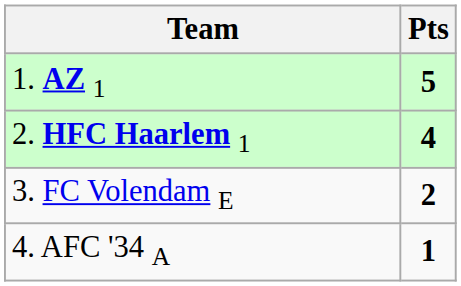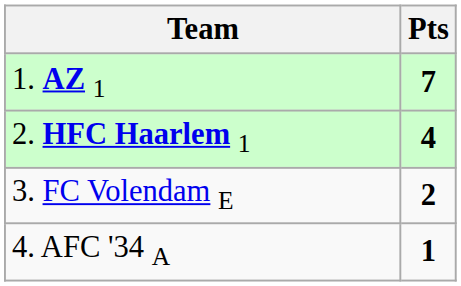(428, 81) 5 -> (428, 81) 7
